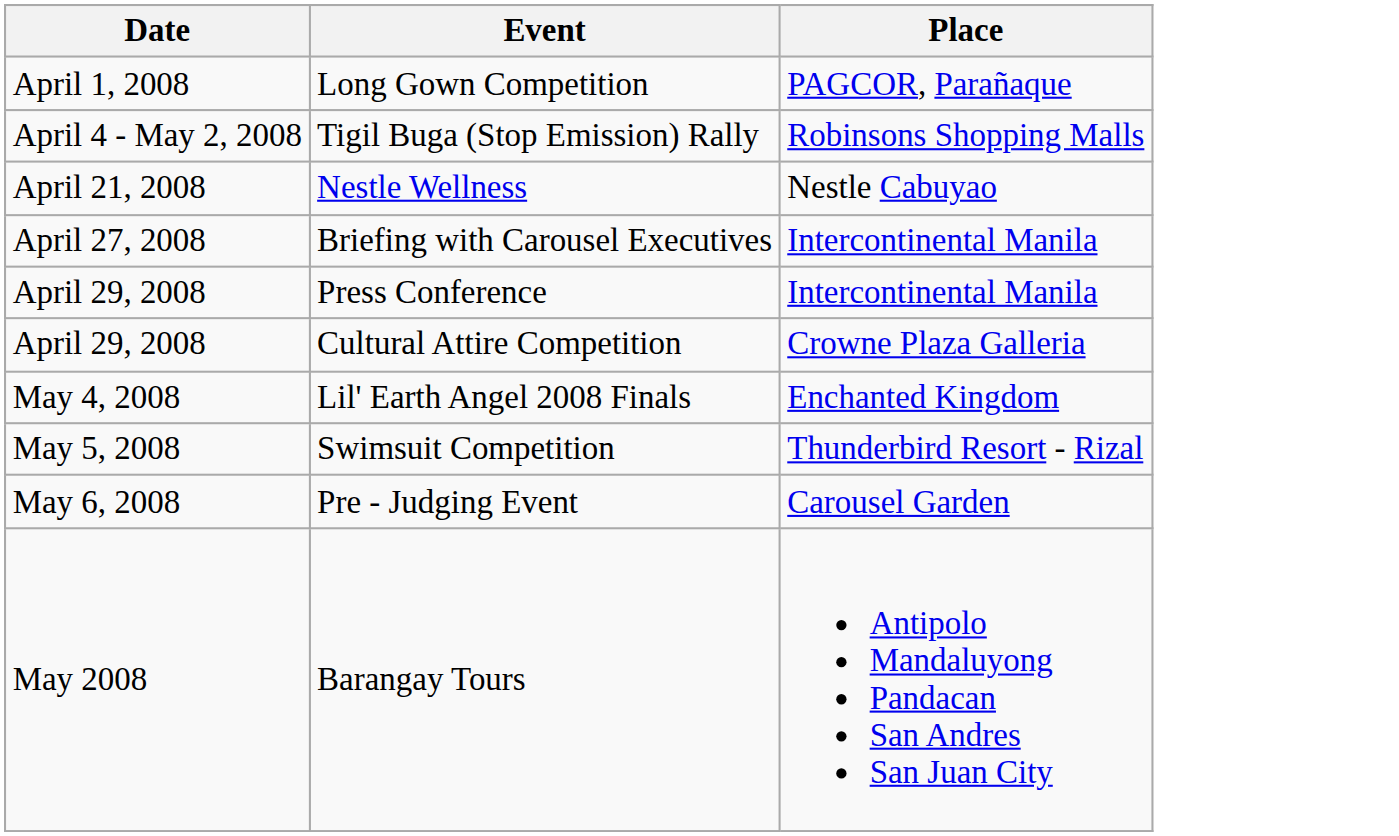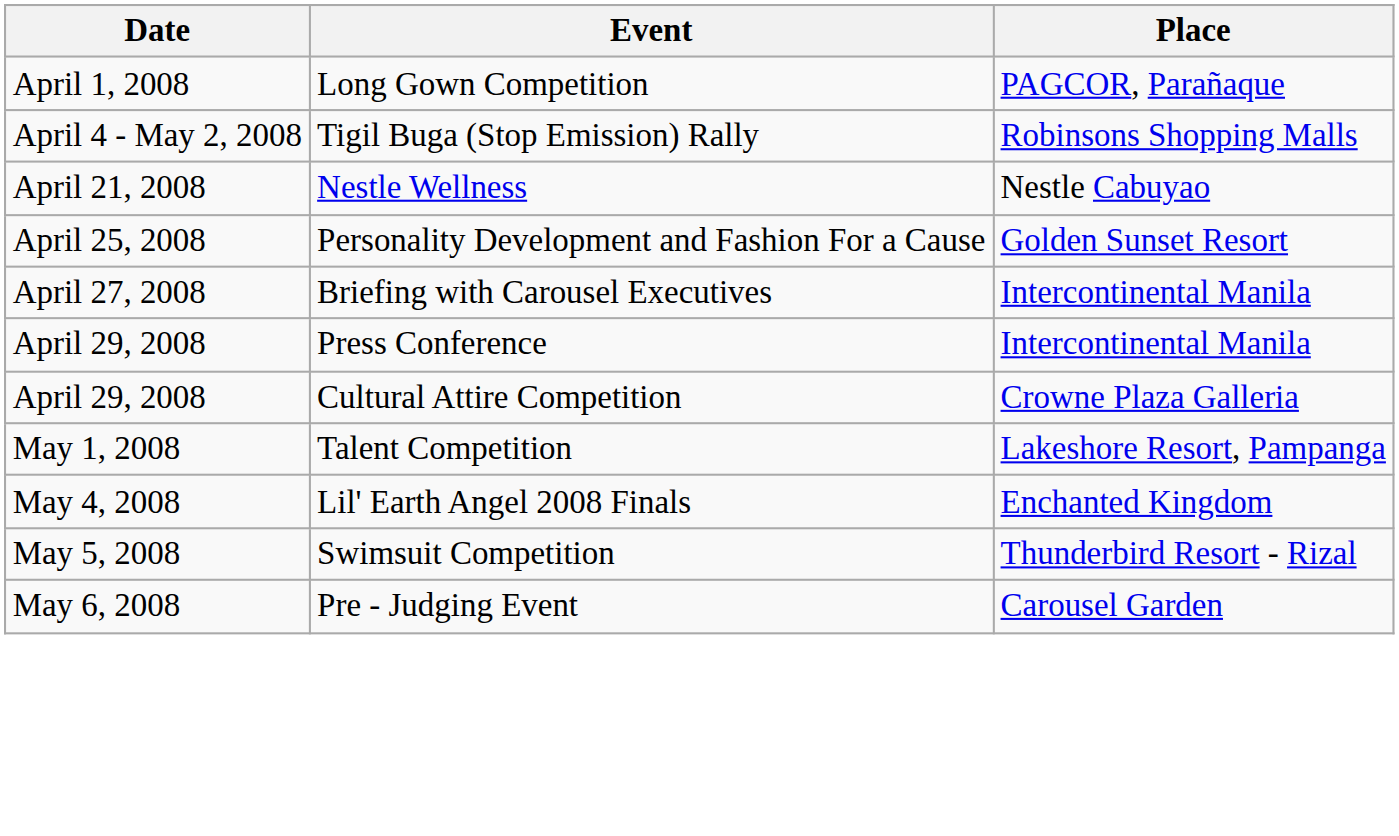+ row: (651, 239)
+ row: (445, 448)
- row: (421, 679)
